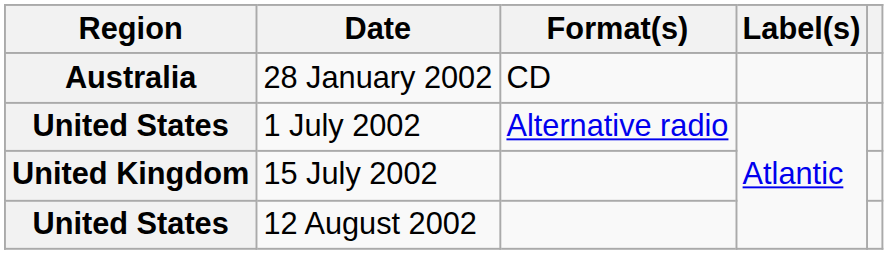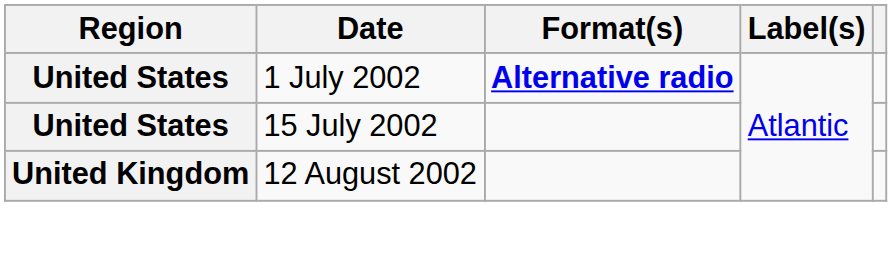- row: (378, 77)
(617, 126) normal -> (612, 77) bold
(131, 175) United Kingdom -> (131, 126) United States
(131, 223) United States -> (131, 175) United Kingdom
